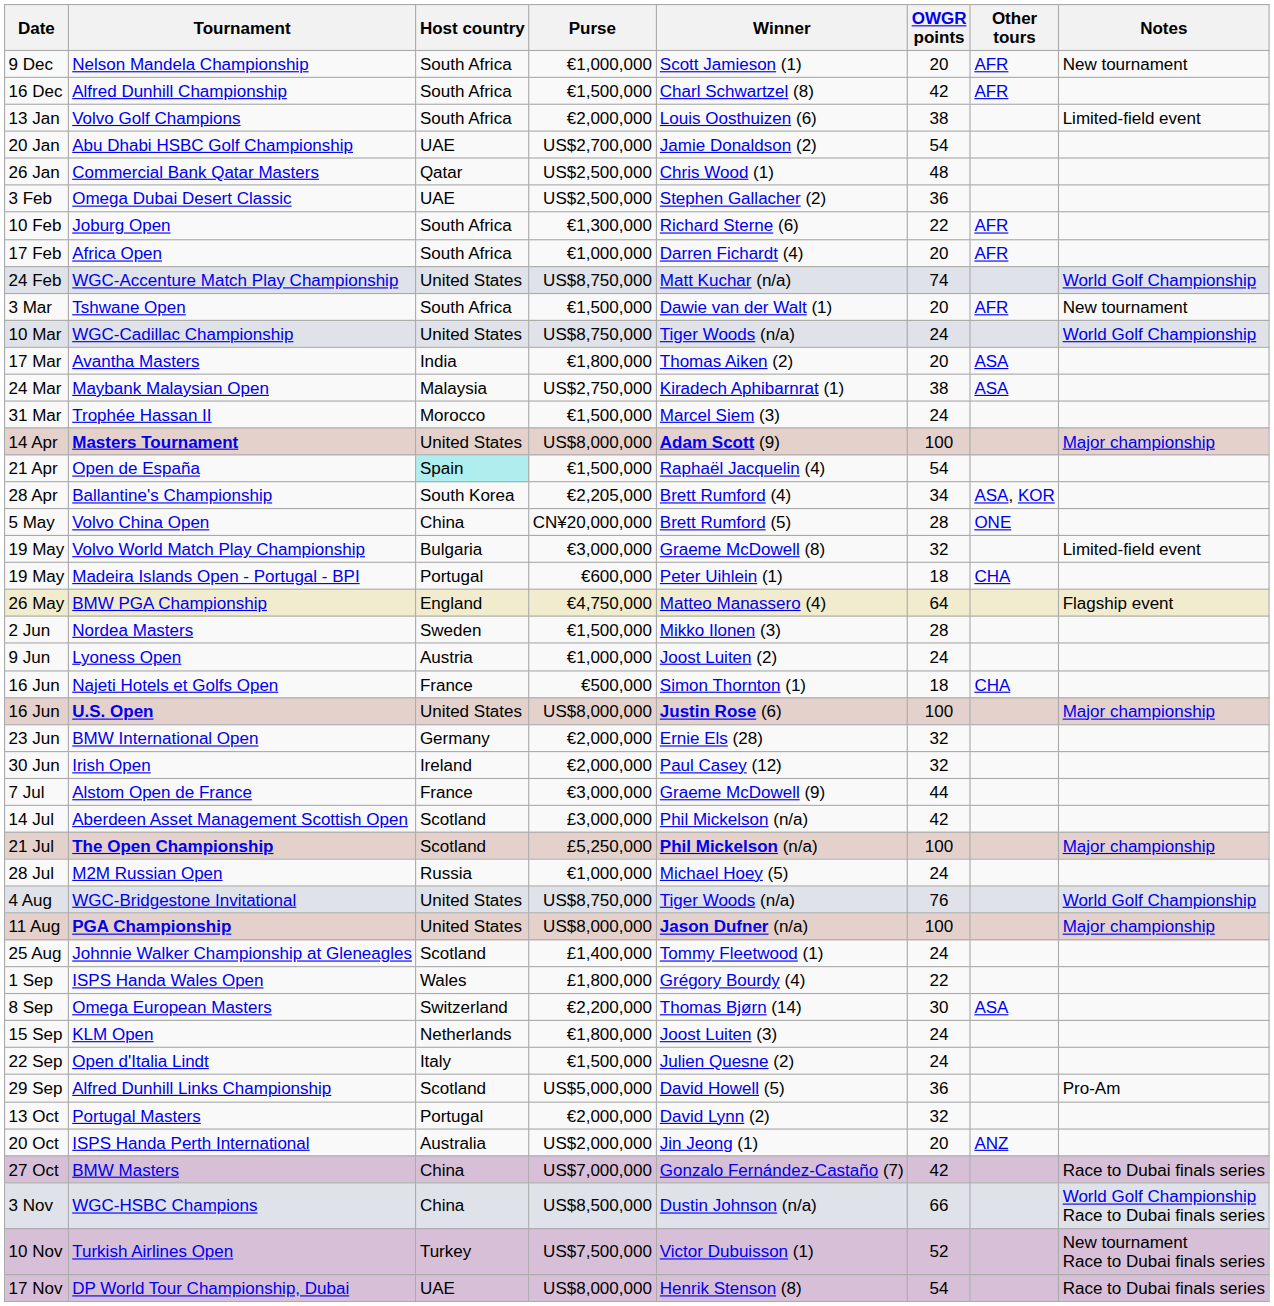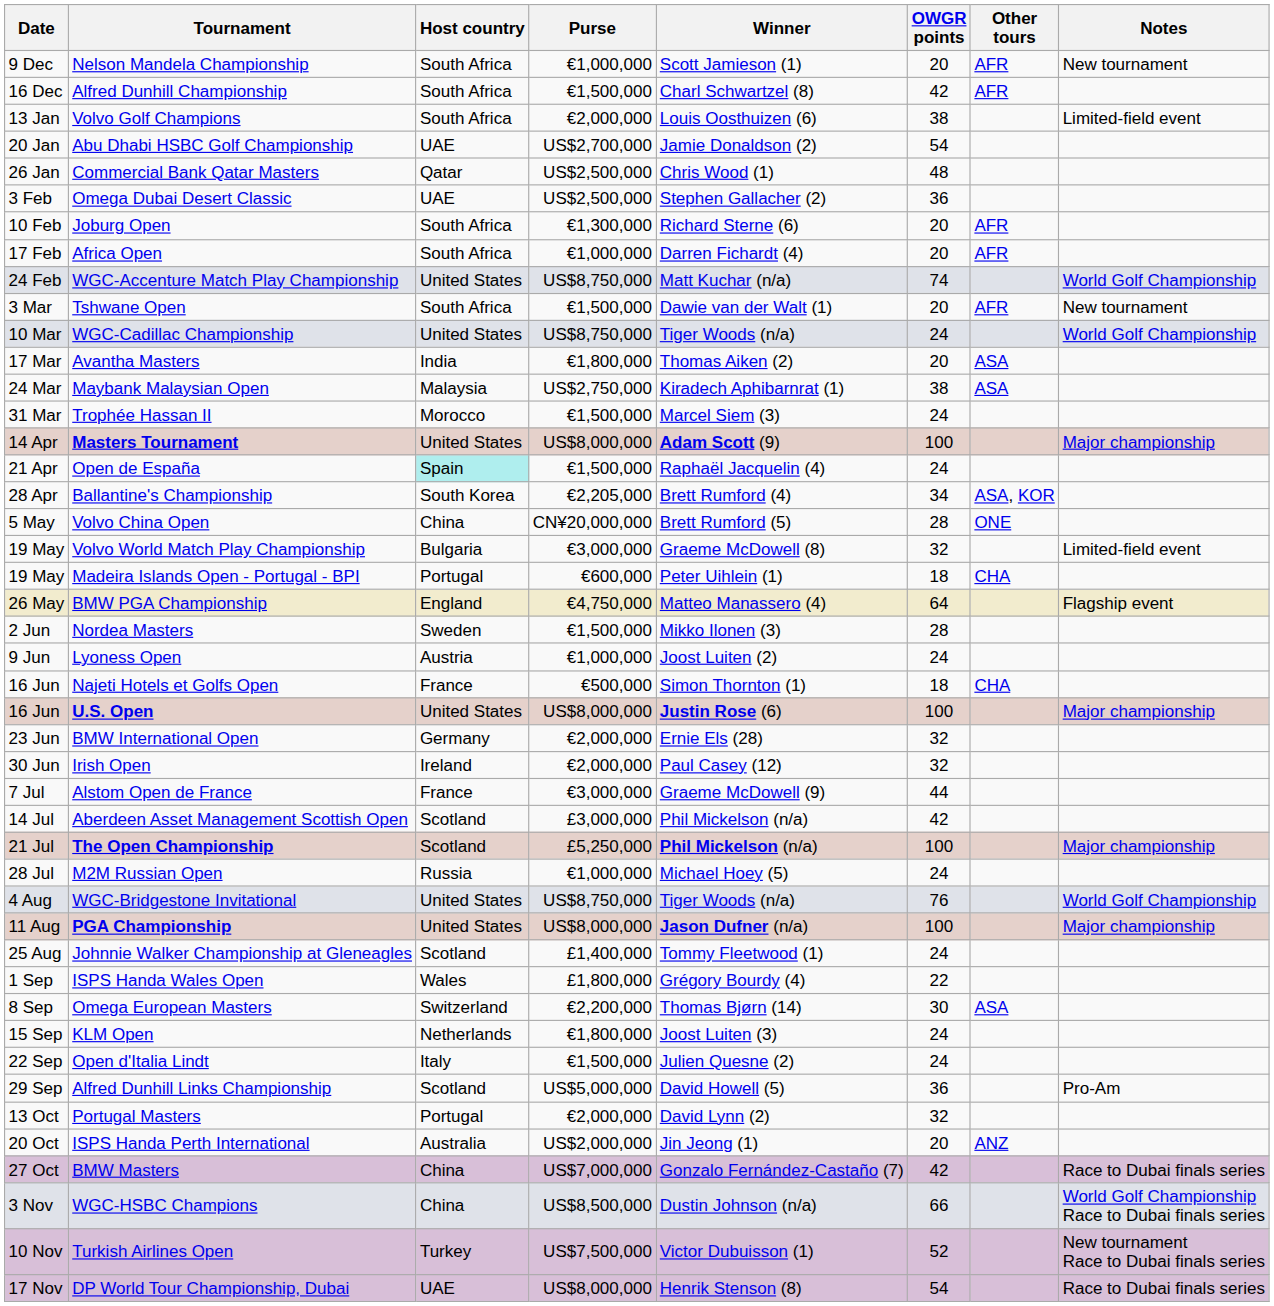(939, 226) 22 -> (939, 226) 20
(939, 468) 54 -> (939, 468) 24
